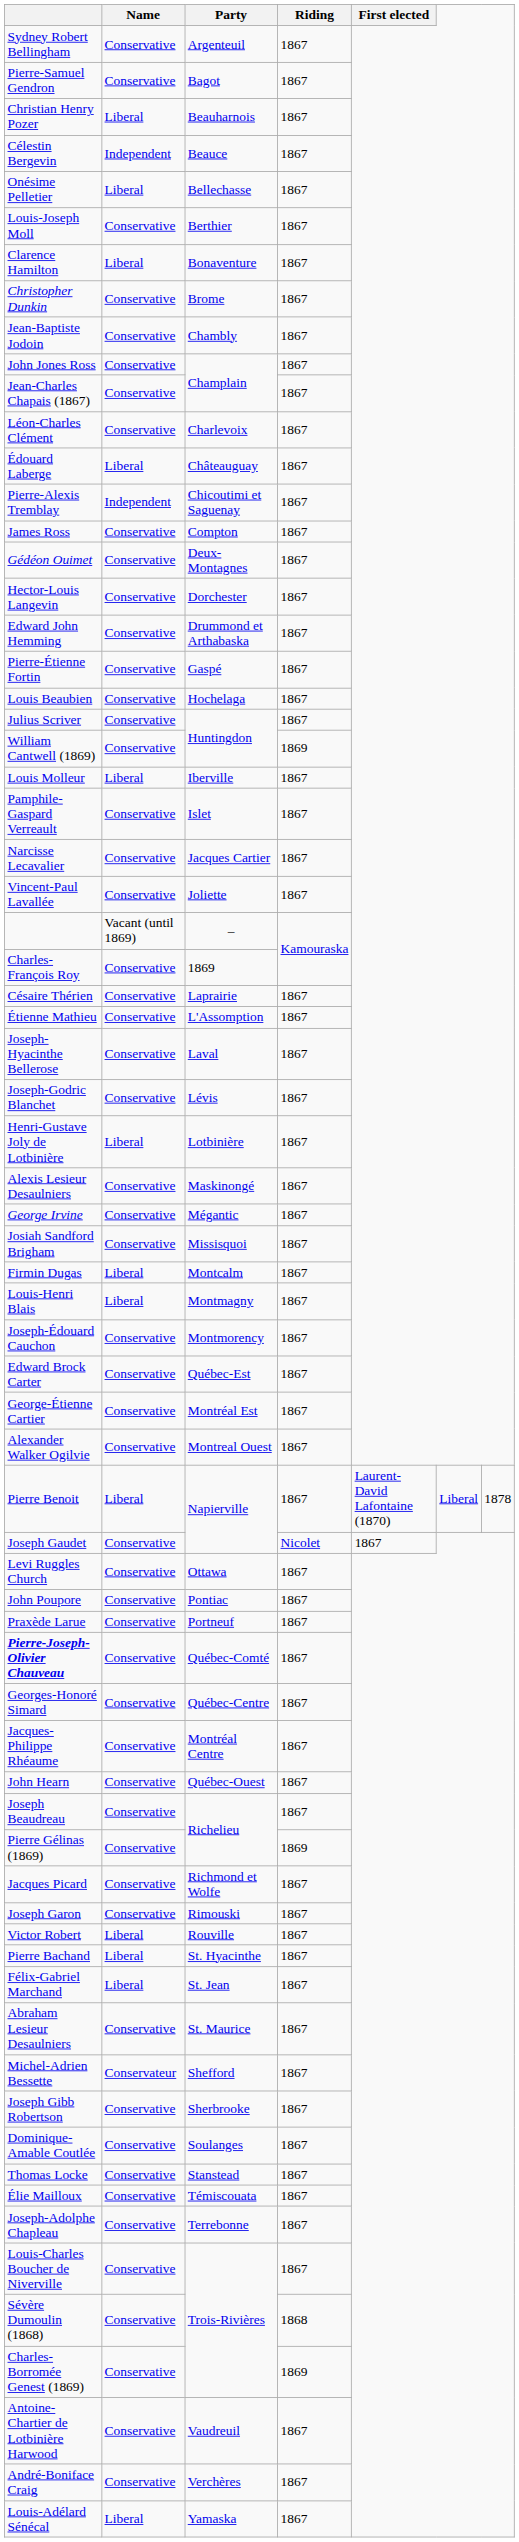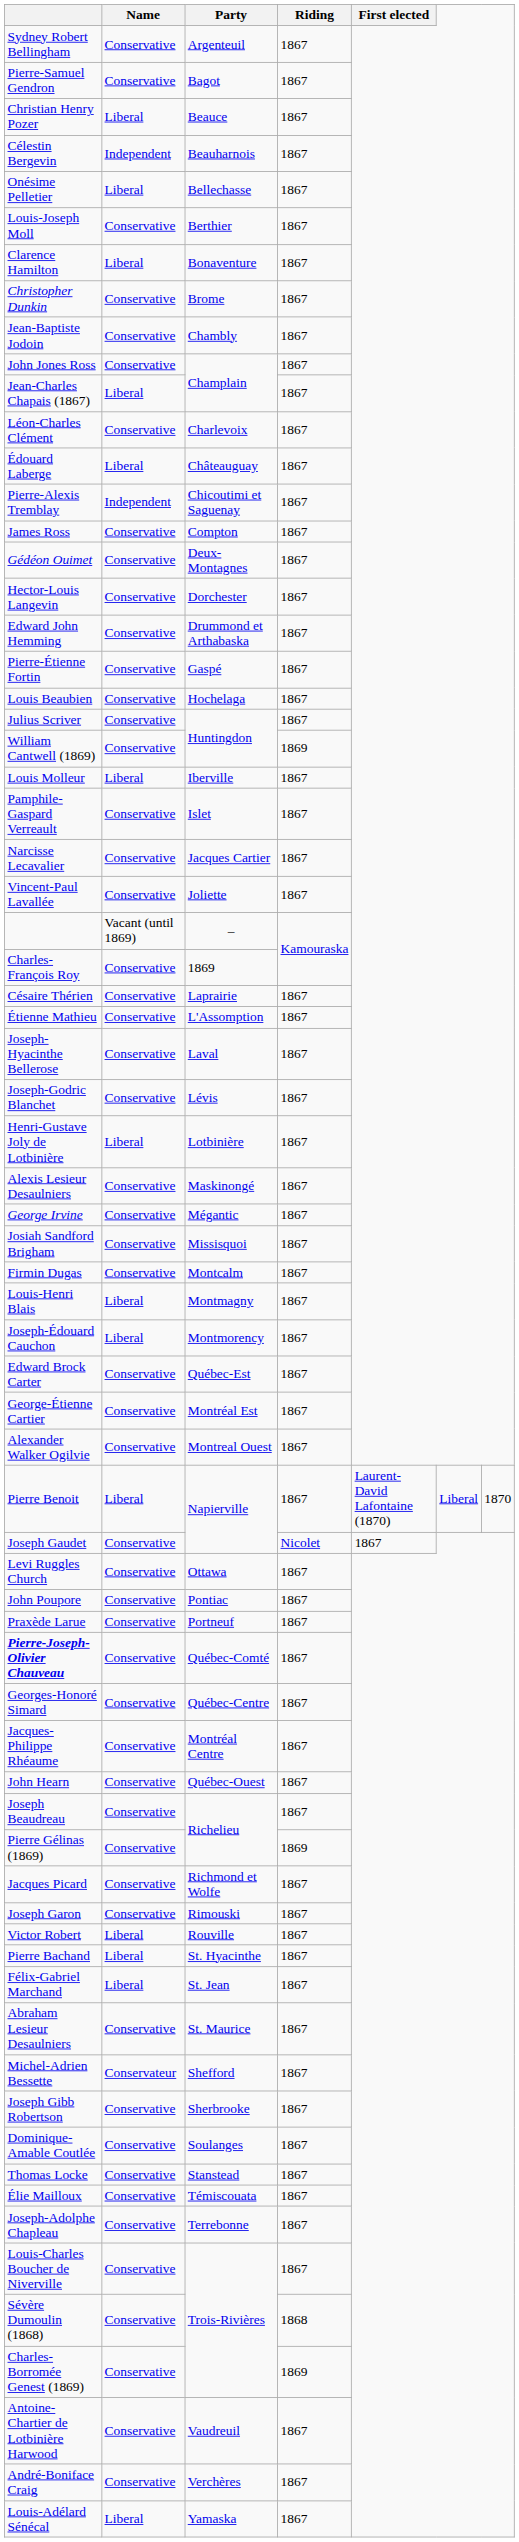(221, 116) Beauharnois -> (208, 116) Beauce
(208, 153) Beauce -> (221, 153) Beauharnois
(140, 393) Conservative -> (124, 393) Liberal
(124, 1272) Liberal -> (140, 1272) Conservative
(140, 1337) Conservative -> (124, 1337) Liberal
(498, 1498) 1878 -> (498, 1498) 1870
